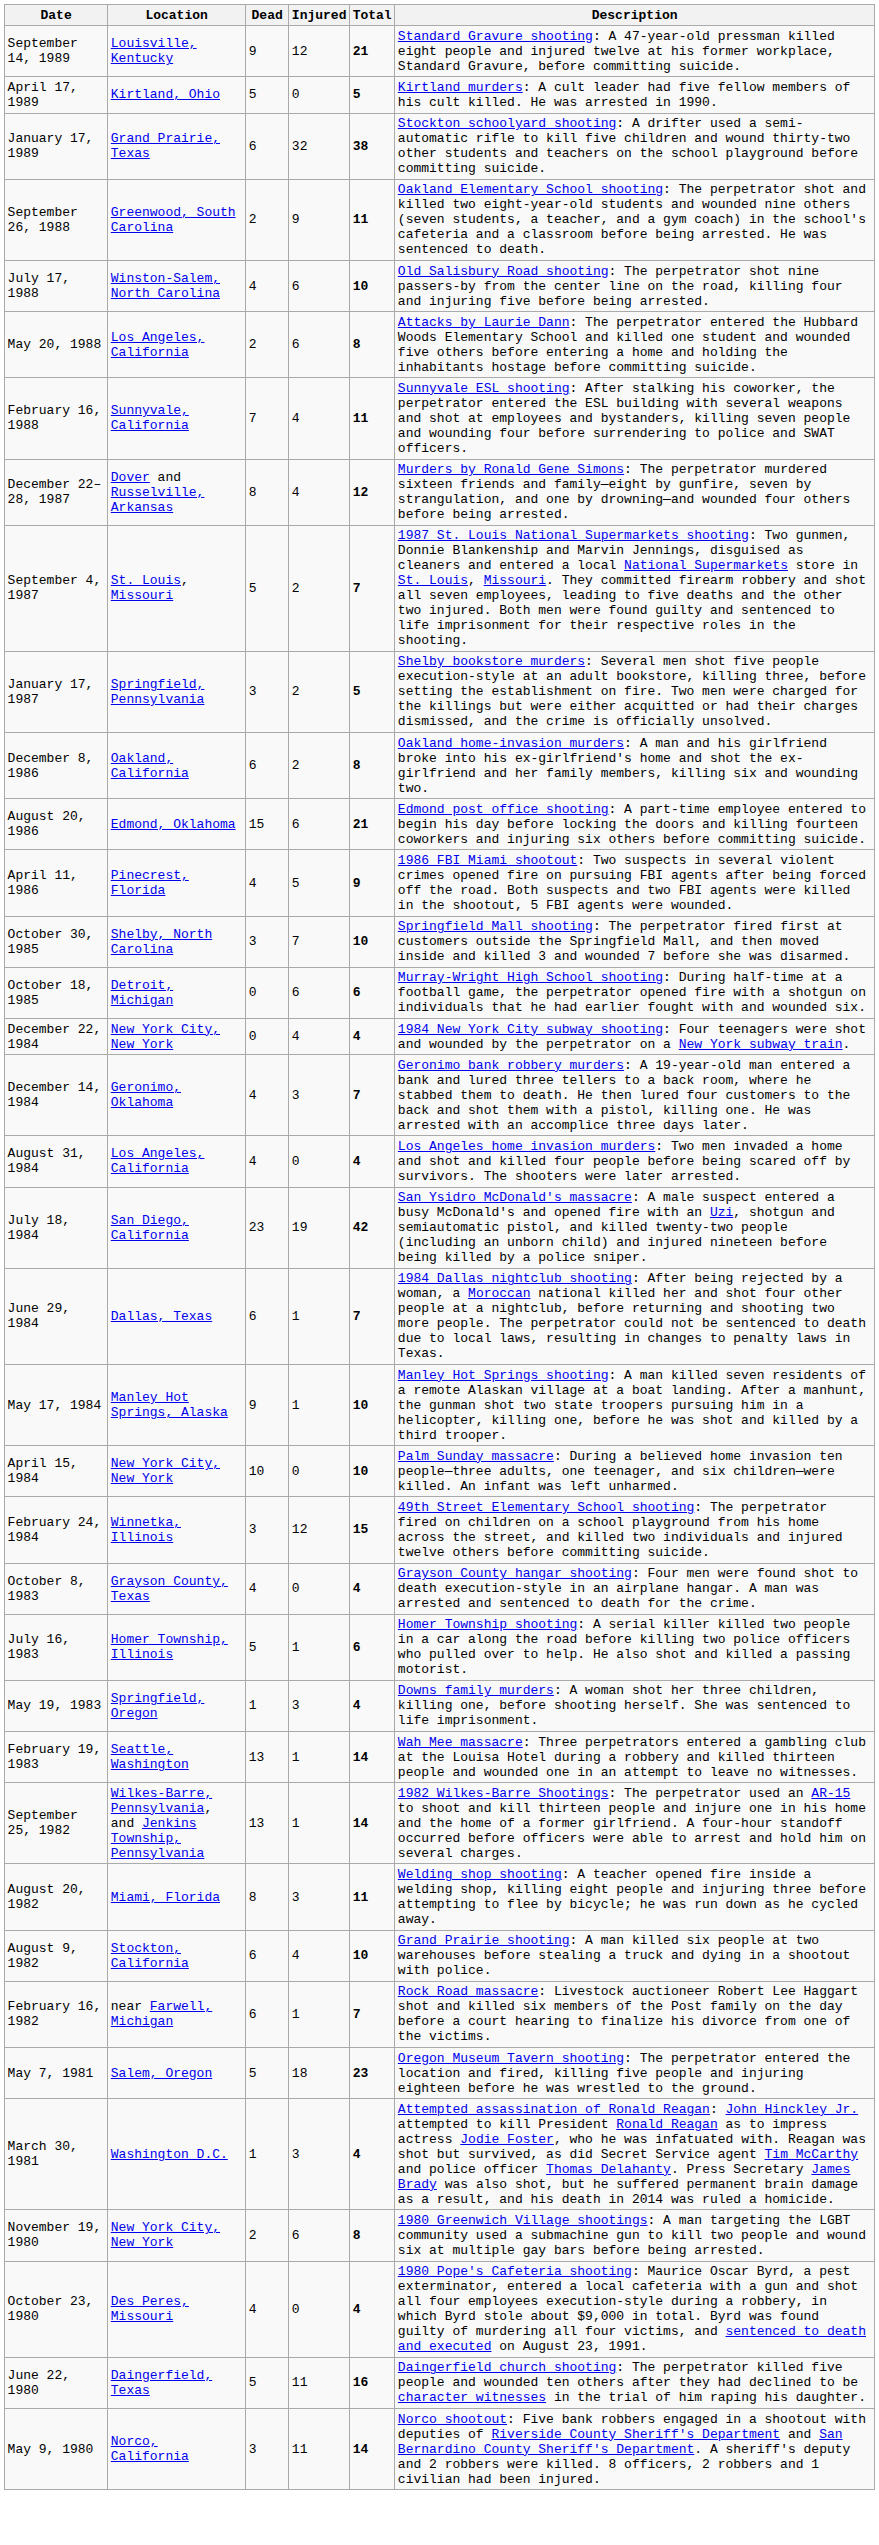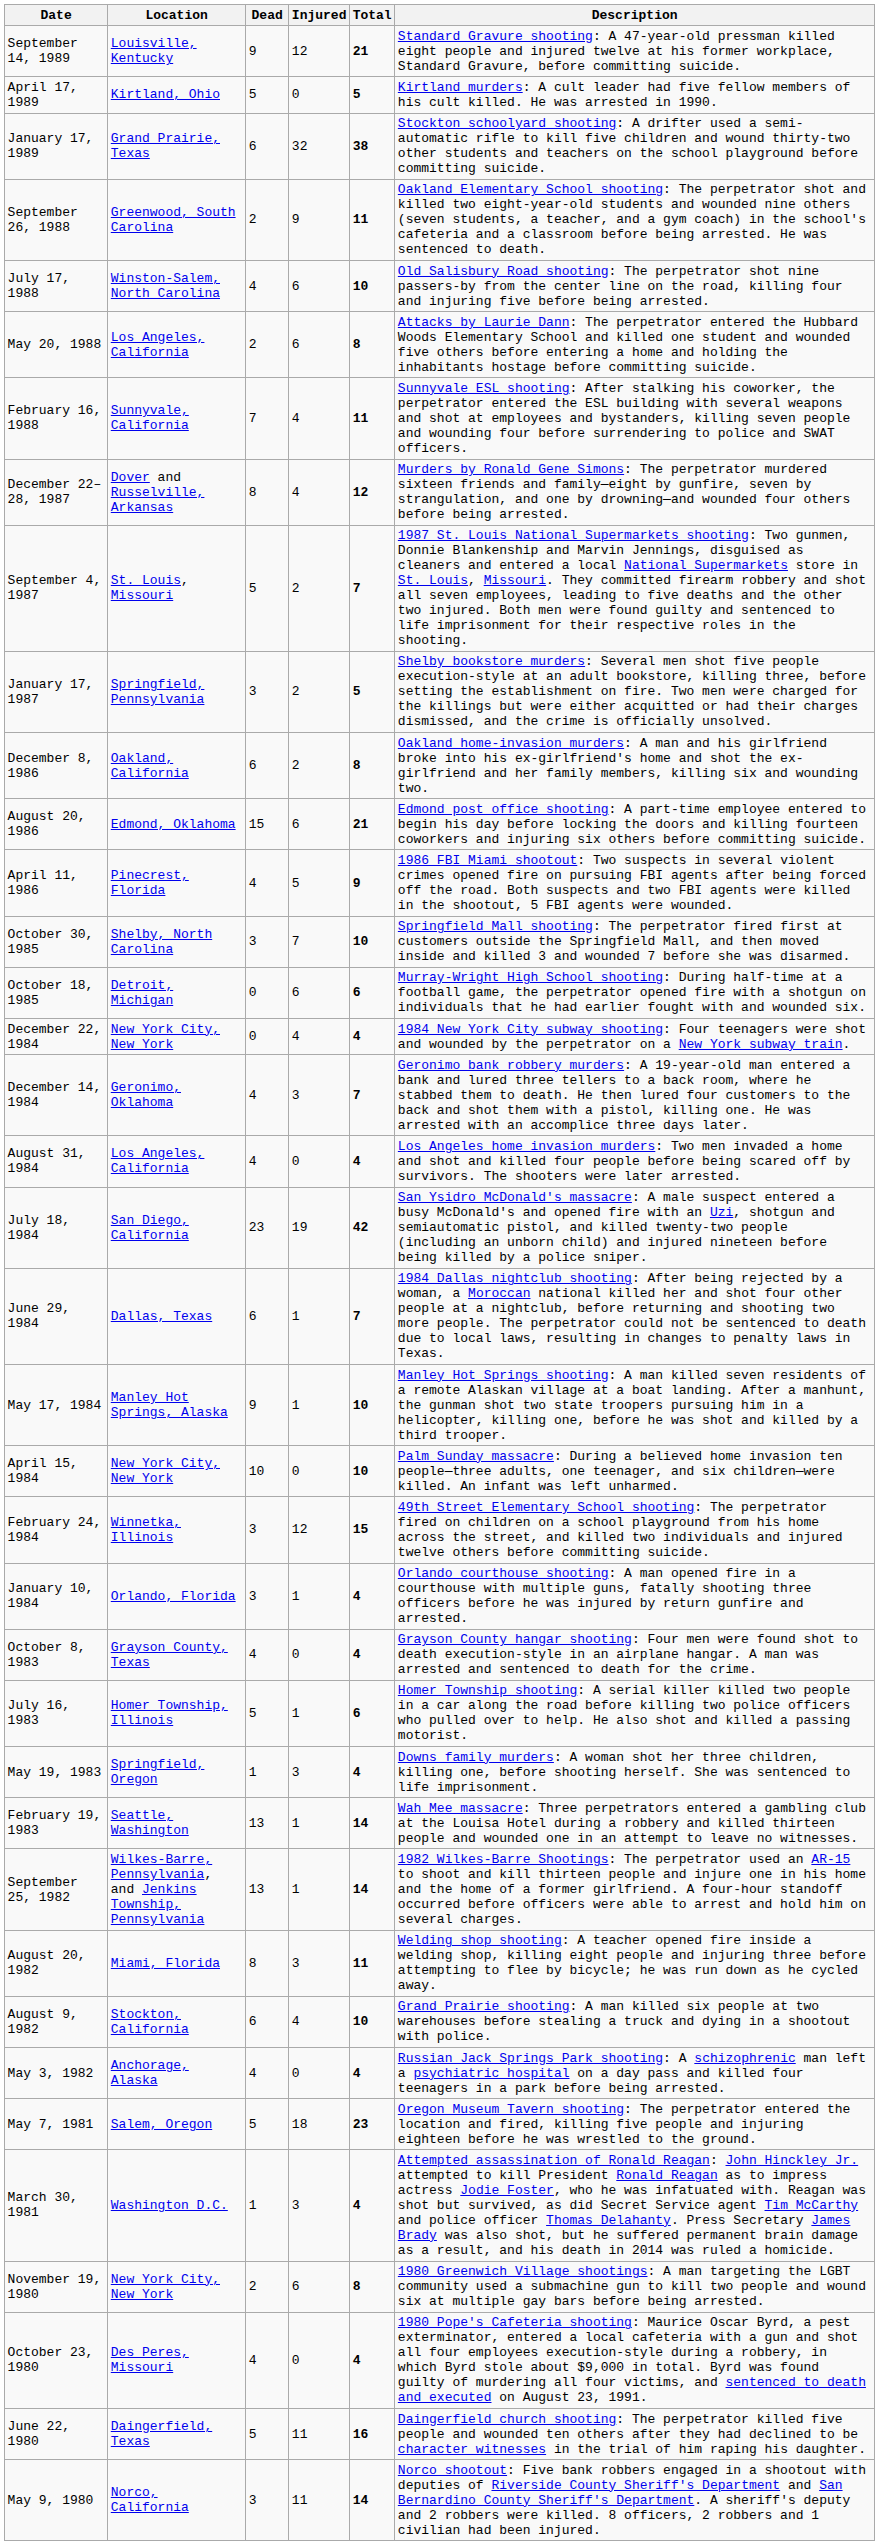+ row: (51, 1596)
+ row: (51, 2073)
- row: (54, 2014)
